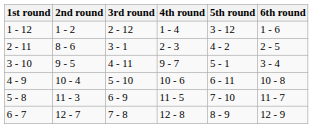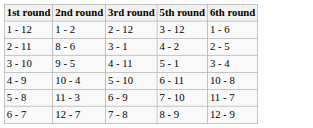- column: (182, 13)
